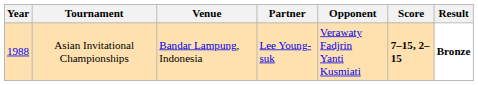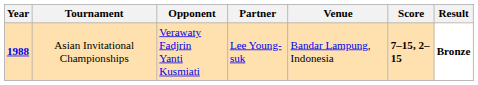columns swapped: (207, 14) <-> (353, 14)
(18, 51) normal -> (18, 51) bold
